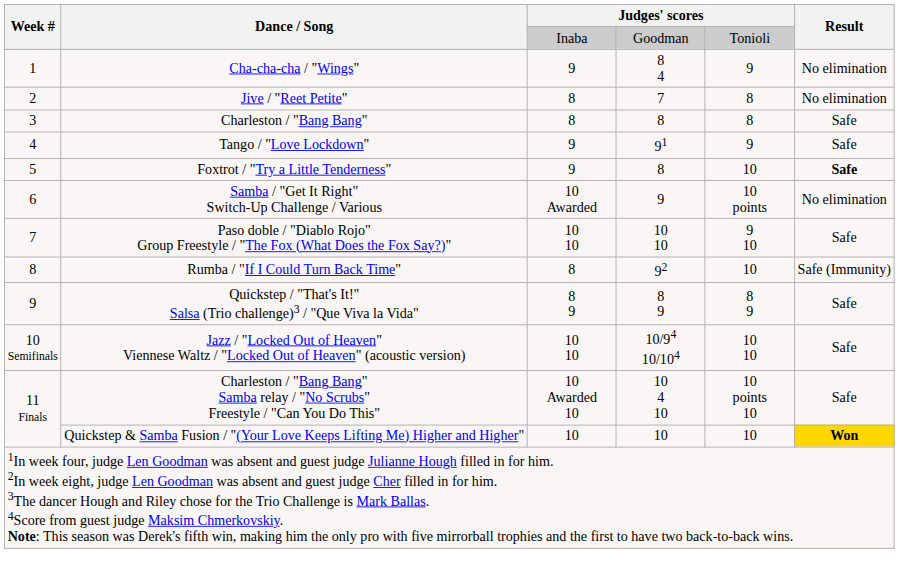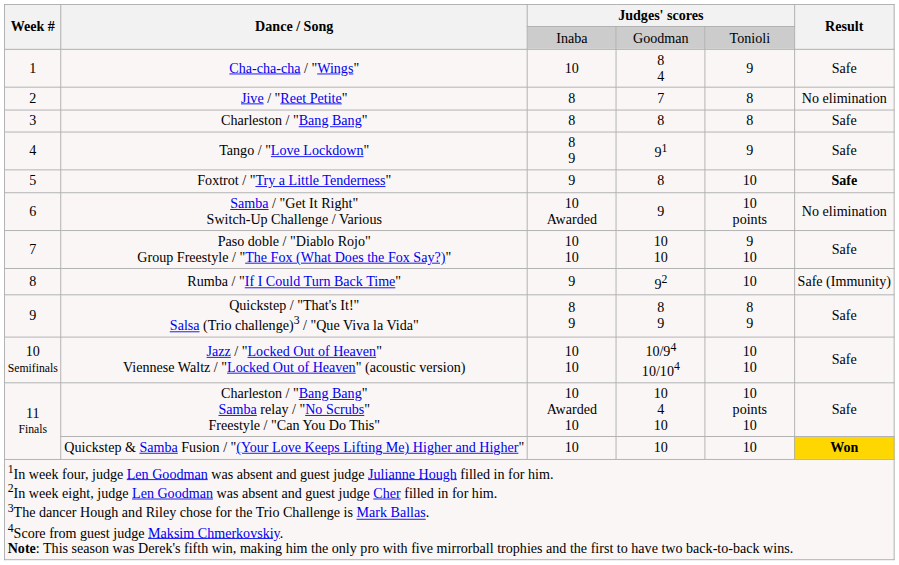(572, 68) 9 -> (572, 68) 10
(844, 68) No elimination -> (844, 68) Safe
(572, 145) 9 -> (572, 151) 8 9
(572, 269) 8 -> (572, 281) 9
